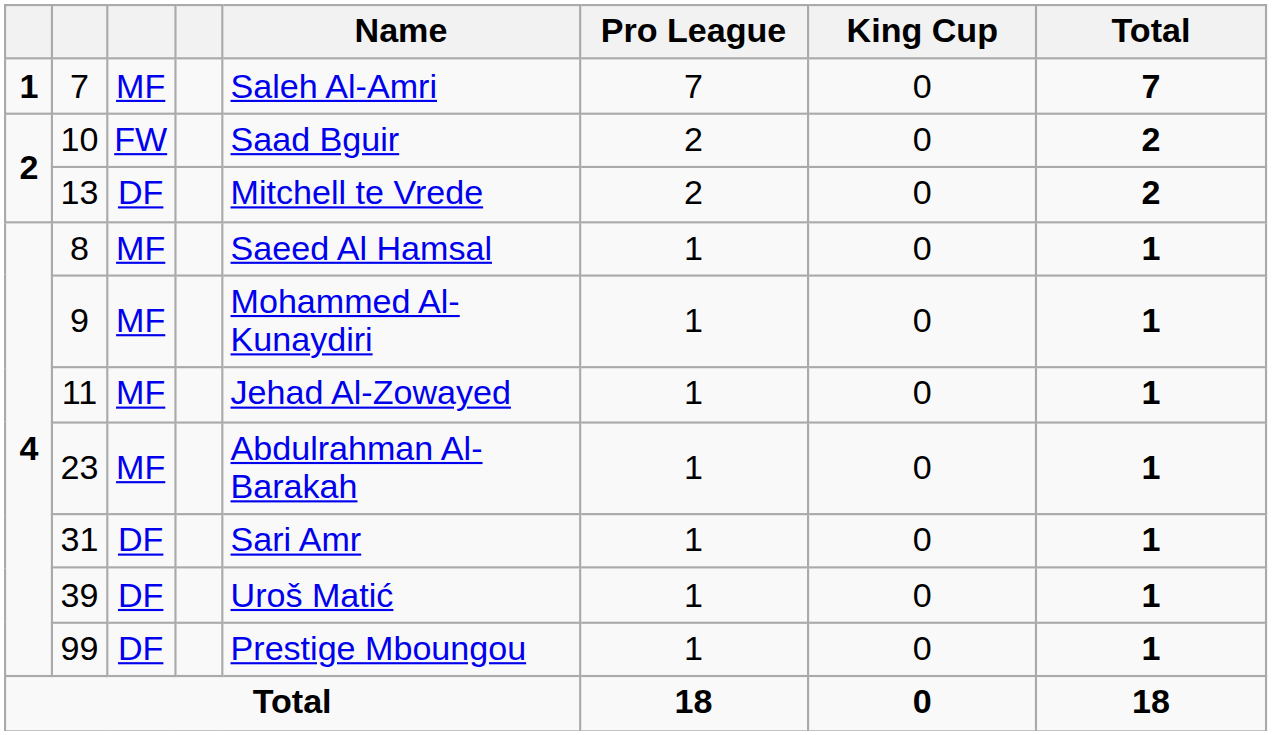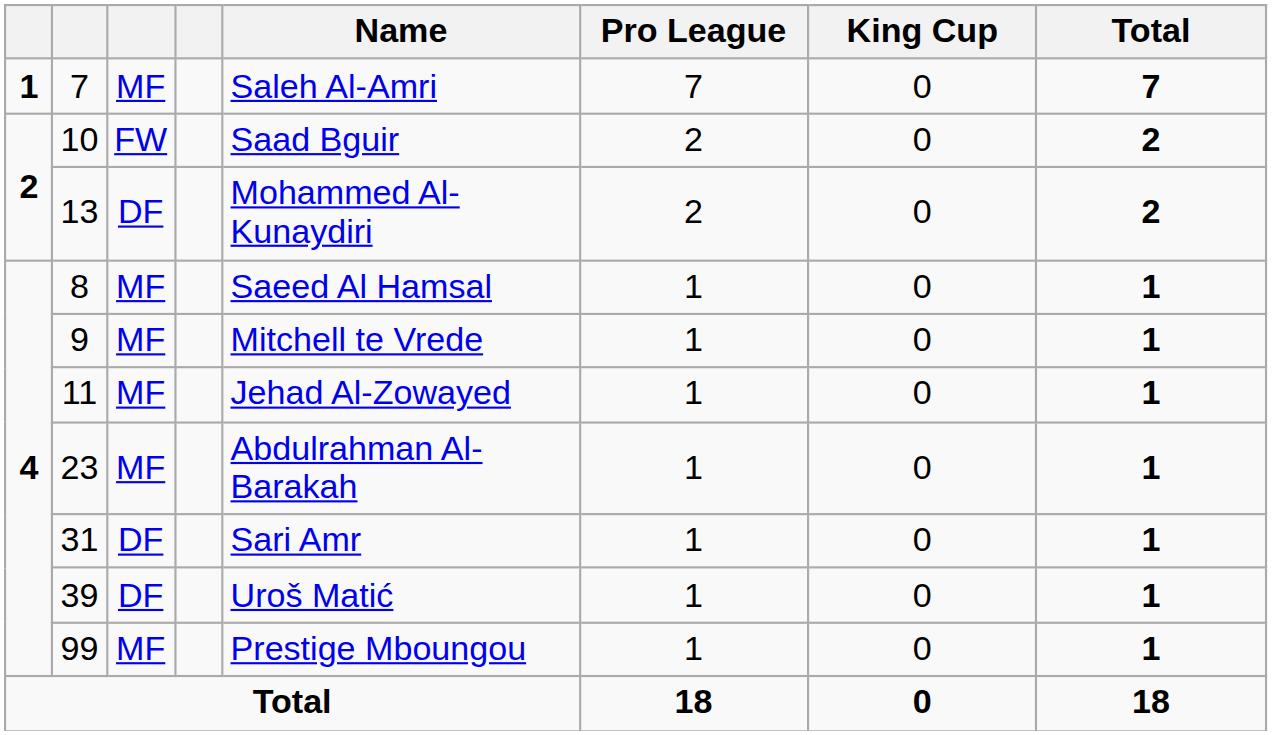(357, 193) Mitchell te Vrede -> (345, 212) Mohammed Al-Kunaydiri
(345, 320) Mohammed Al-Kunaydiri -> (357, 340) Mitchell te Vrede
(141, 648) DF -> (141, 648) MF
